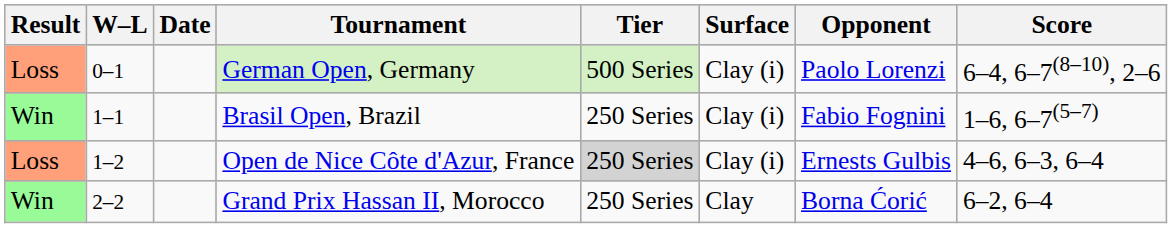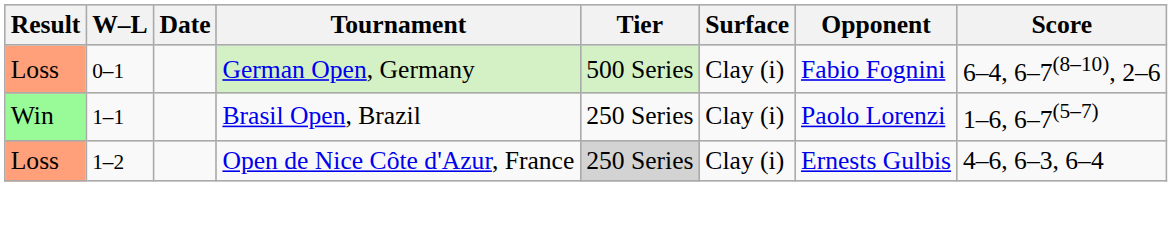(873, 68) Paolo Lorenzi -> (873, 68) Fabio Fognini
(873, 116) Fabio Fognini -> (873, 116) Paolo Lorenzi
- row: (383, 201)
